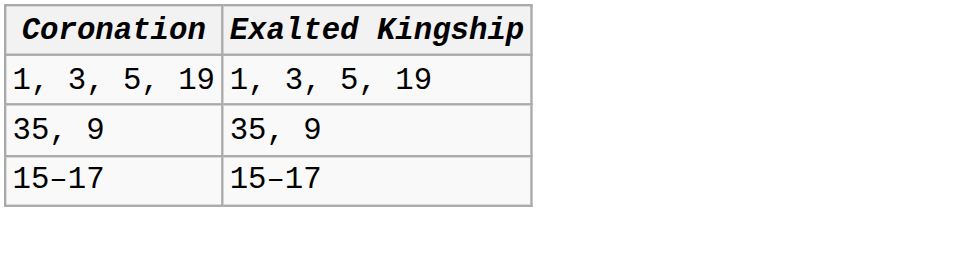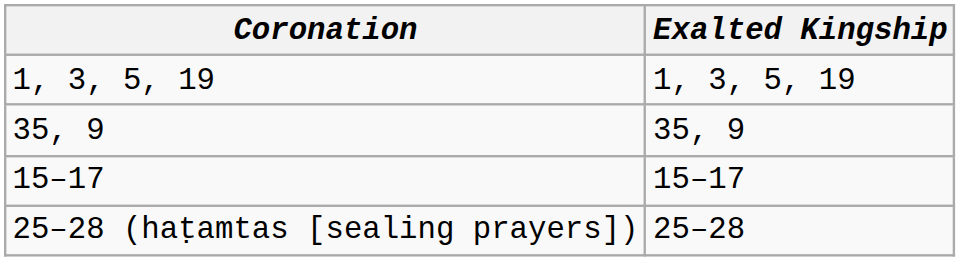+ row: (325, 230)
